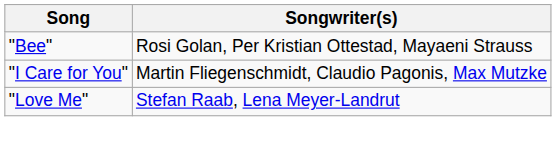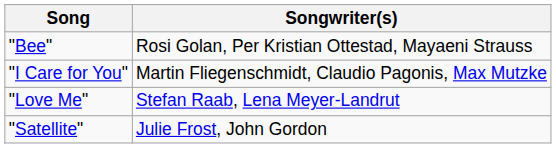+ row: (46, 128)
